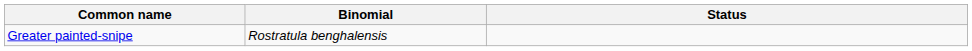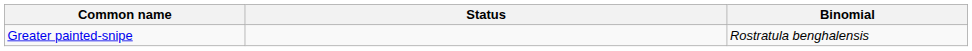columns swapped: (366, 14) <-> (727, 14)
